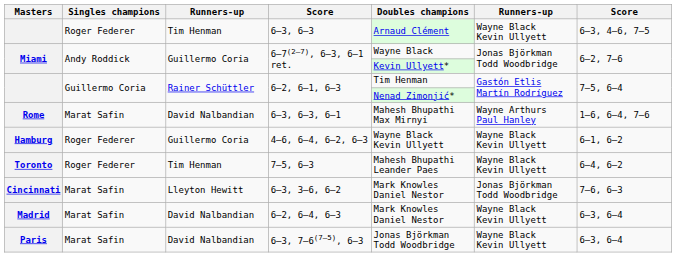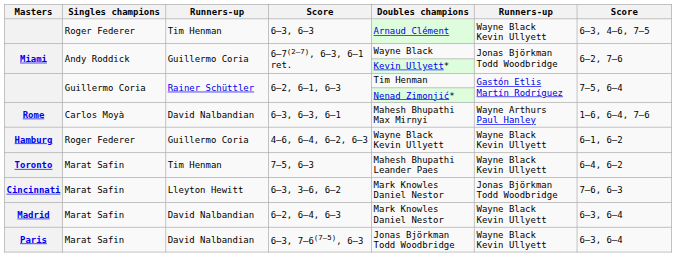(94, 115) Marat Safin -> (94, 115) Carlos Moyà
(100, 165) Roger Federer -> (94, 165) Marat Safin
